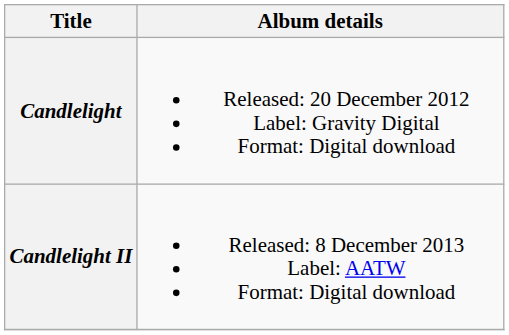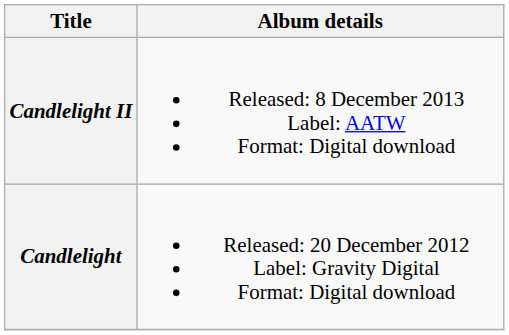rows swapped: (71, 110) <-> (71, 256)
